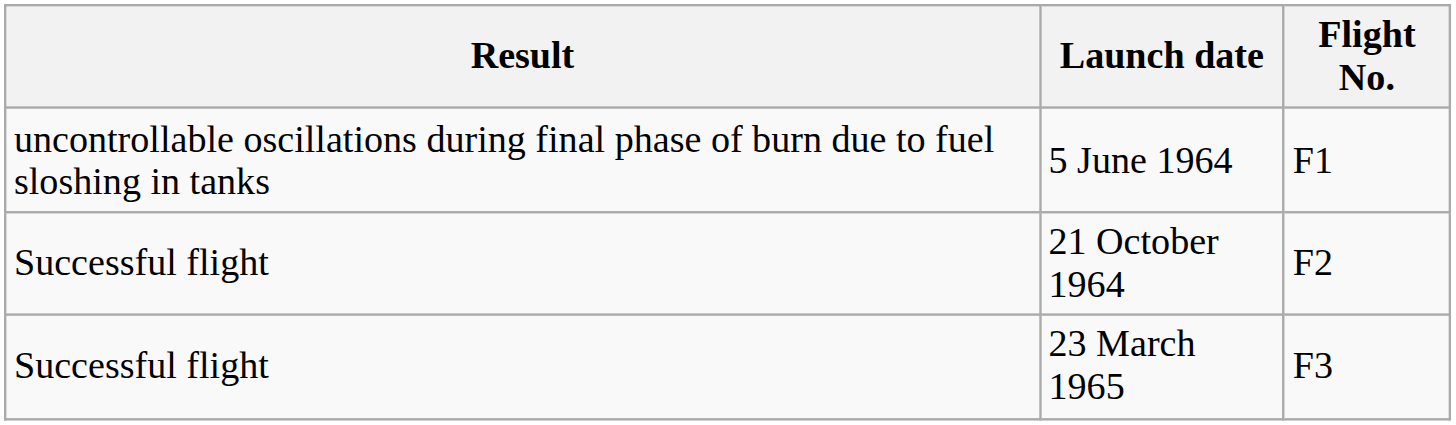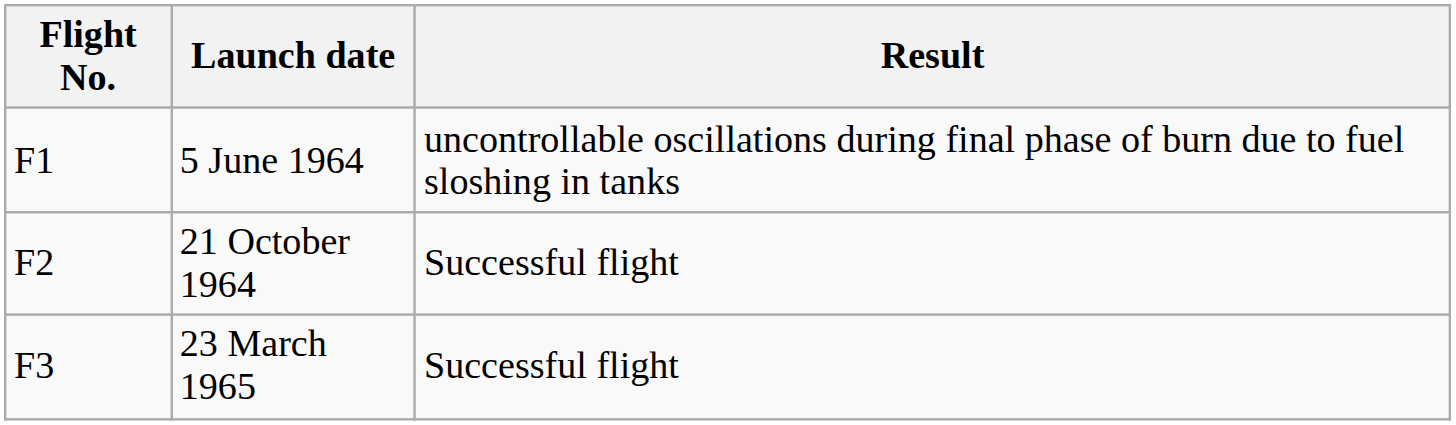columns swapped: (1367, 56) <-> (522, 56)
